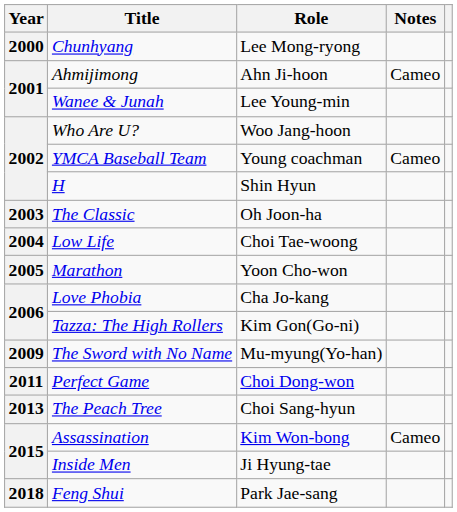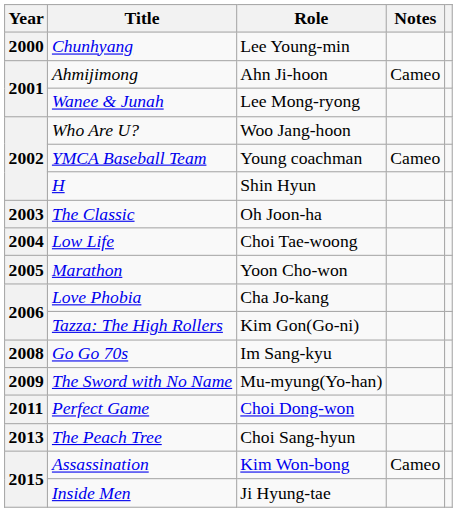(300, 46) Lee Mong-ryong -> (295, 46) Lee Young-min
(295, 102) Lee Young-min -> (300, 102) Lee Mong-ryong
+ row: (90, 353)
- row: (88, 492)
